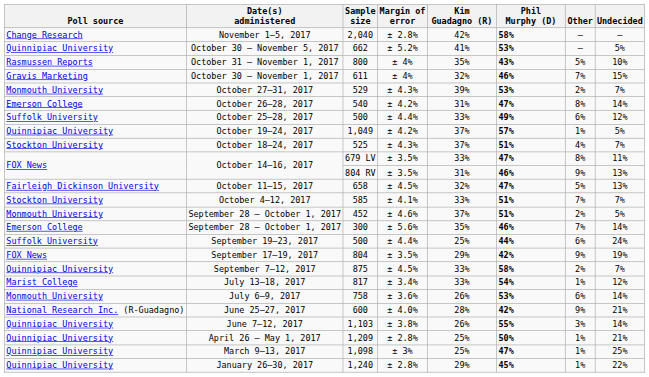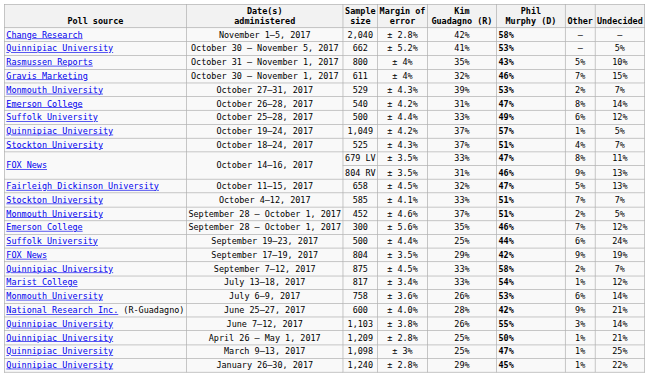(620, 228) 14% -> (620, 228) 12%
